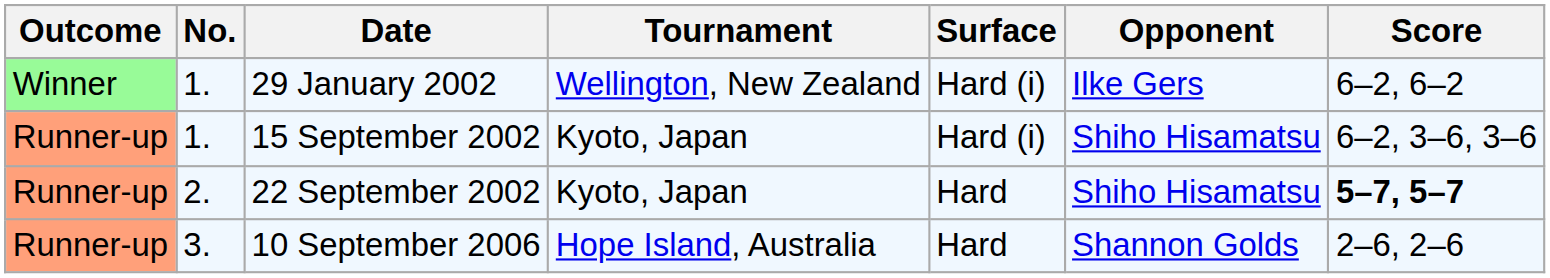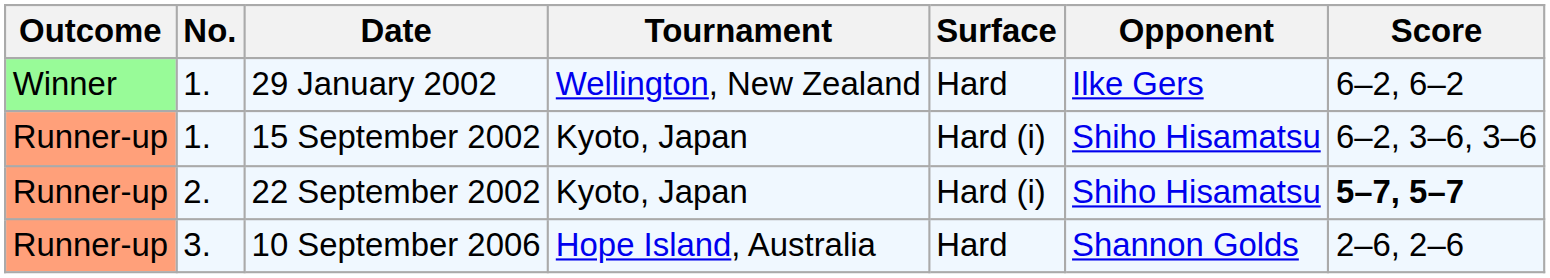(991, 84) Hard (i) -> (972, 84) Hard
(972, 190) Hard -> (991, 190) Hard (i)
